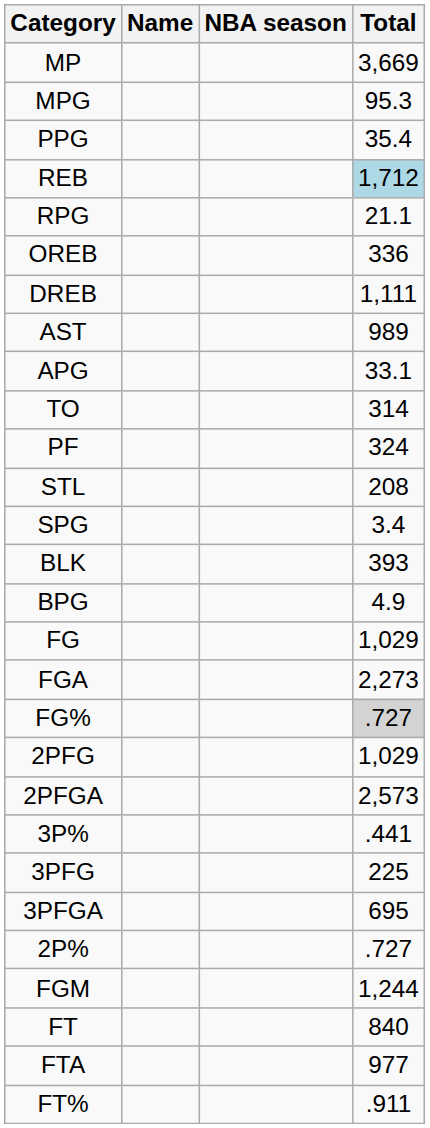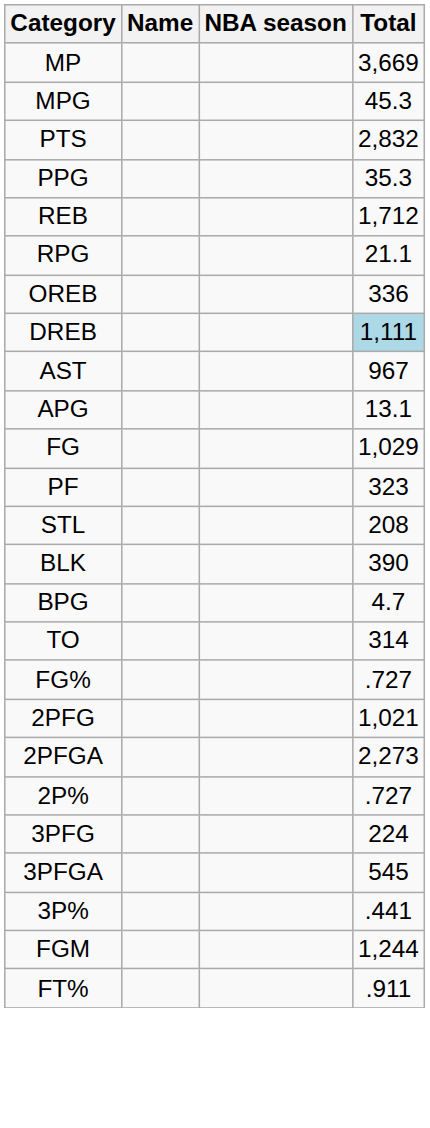(388, 100) 95.3 -> (388, 100) 45.3
+ row: (63, 139)
(388, 139) 35.4 -> (388, 178) 35.3
(388, 178) lightblue background -> (388, 216) no background
(388, 293) no background -> (388, 332) lightblue background
(388, 332) 989 -> (388, 370) 967
(388, 370) 33.1 -> (388, 409) 13.1
rows swapped: (63, 409) <-> (63, 640)
(388, 448) 324 -> (388, 486) 323
- row: (63, 525)
(388, 563) 393 -> (388, 563) 390
(388, 602) 4.9 -> (388, 602) 4.7
- row: (63, 679)
(388, 718) lightgrey background -> (388, 679) no background
(388, 756) 1,029 -> (388, 718) 1,021
(388, 795) 2,573 -> (388, 756) 2,273
rows swapped: (63, 949) <-> (63, 833)
(388, 872) 225 -> (388, 833) 224
(388, 910) 695 -> (388, 872) 545
- row: (63, 1026)
- row: (63, 1065)
